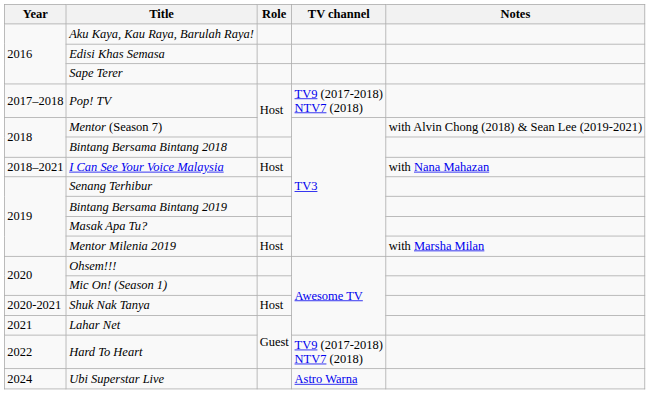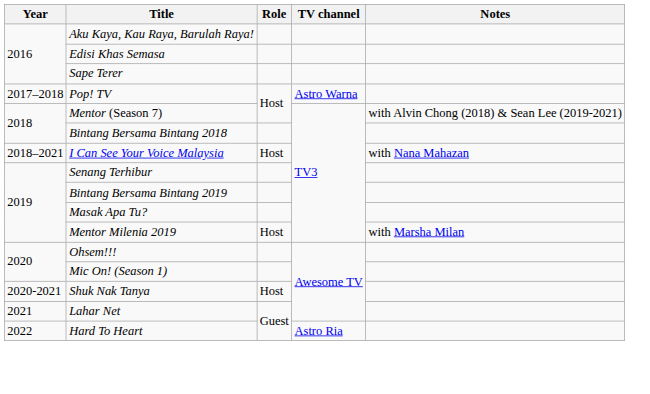(339, 100) TV9 (2017-2018) NTV7 (2018) -> (326, 93) Astro Warna
(339, 352) TV9 (2017-2018) NTV7 (2018) -> (319, 331) Astro Ria
- row: (117, 378)
